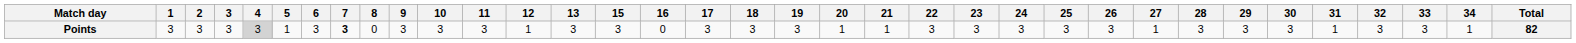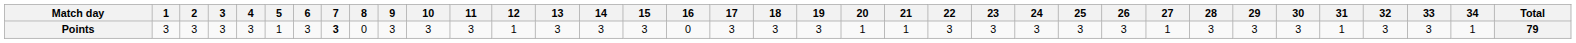+ column: (601, 12)
(258, 29) lightgrey background -> (251, 29) no background
(1531, 29) 82 -> (1533, 29) 79
